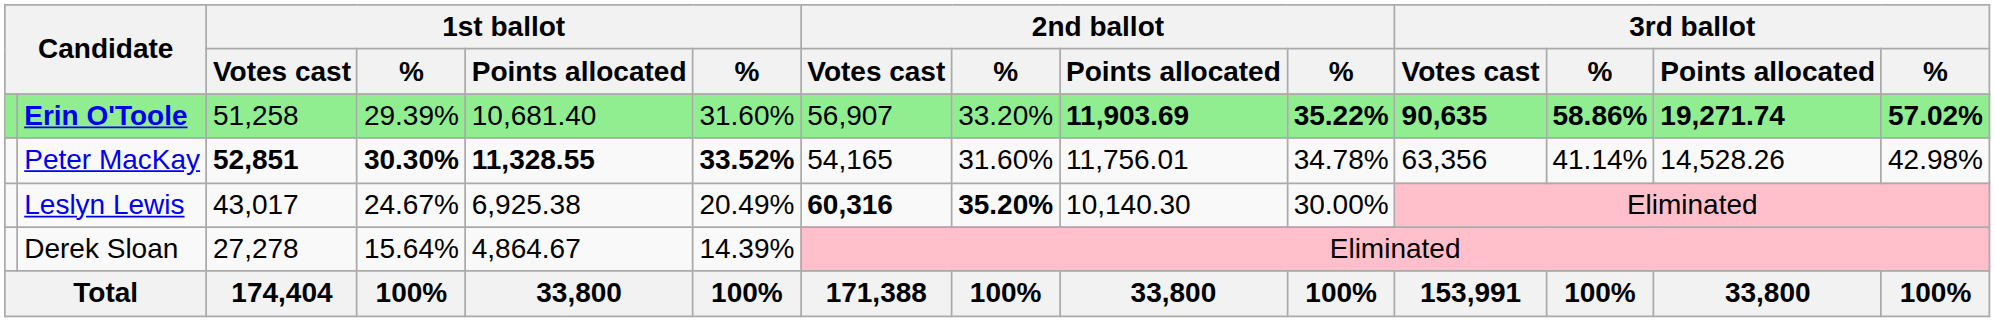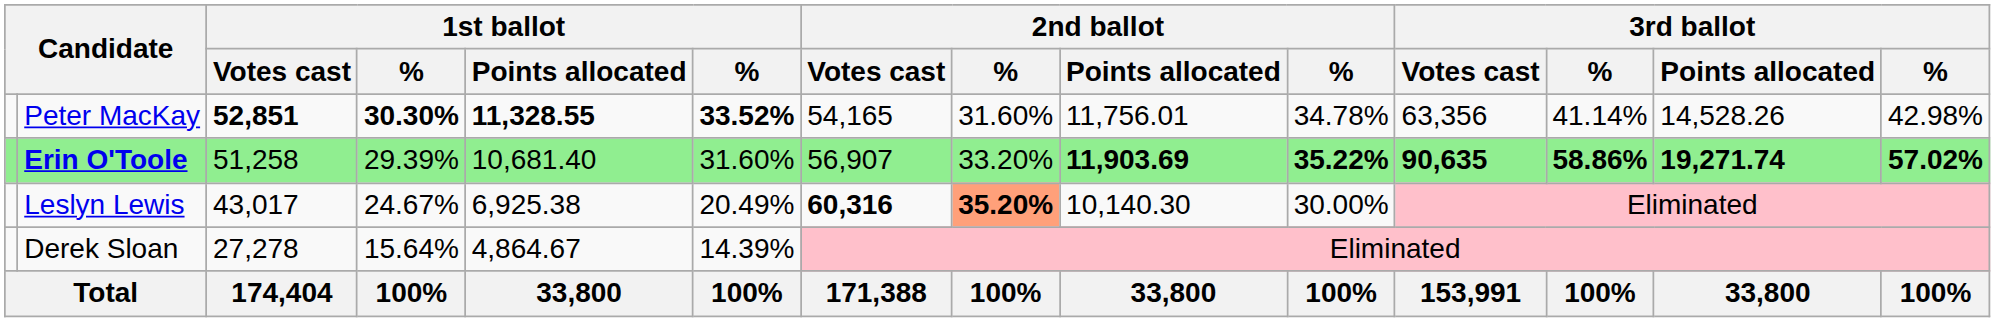rows swapped: (106, 115) <-> (112, 159)
(1006, 204) no background -> (1006, 204) lightsalmon background
